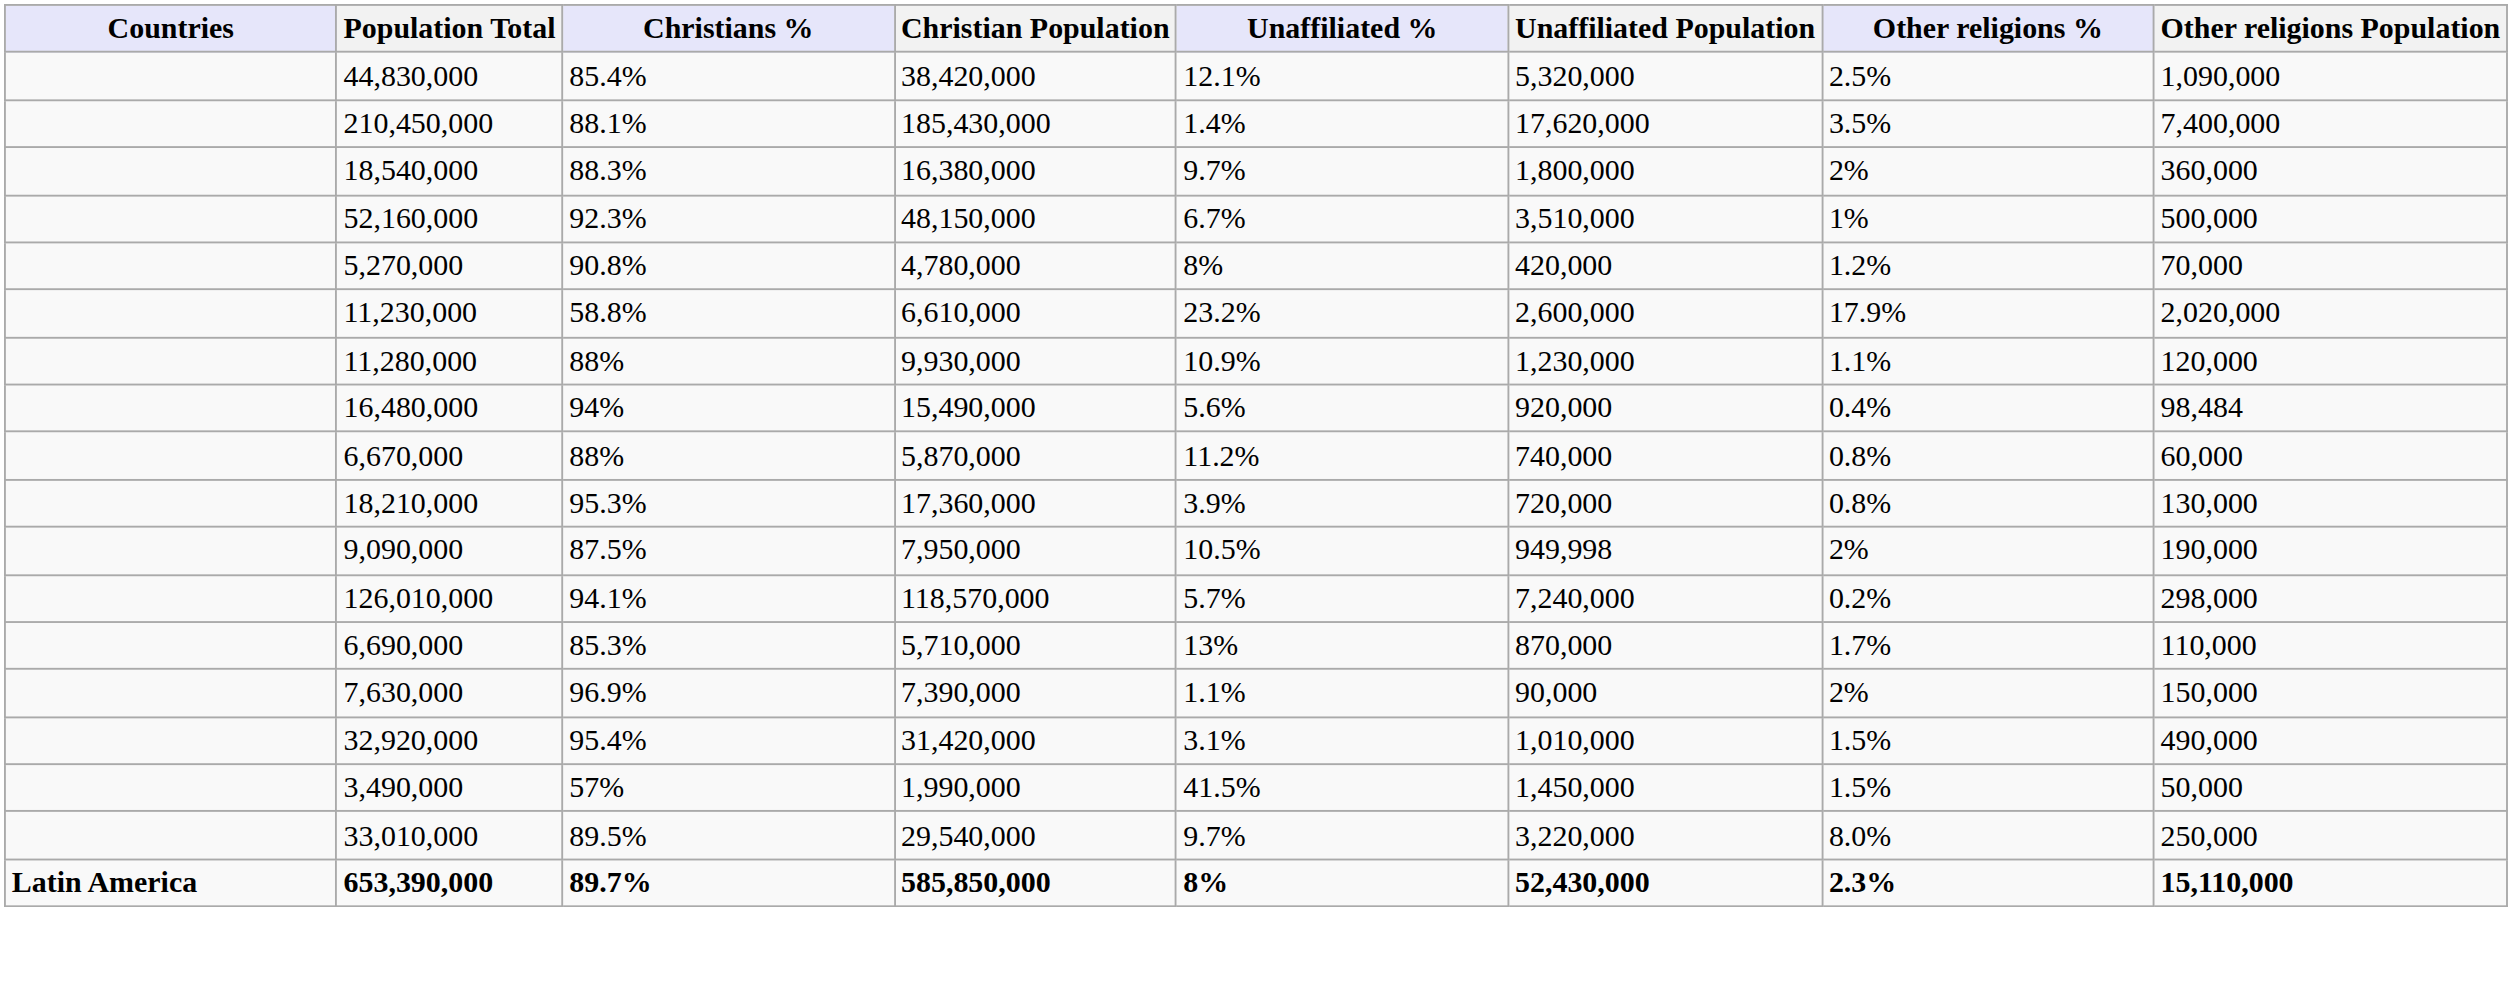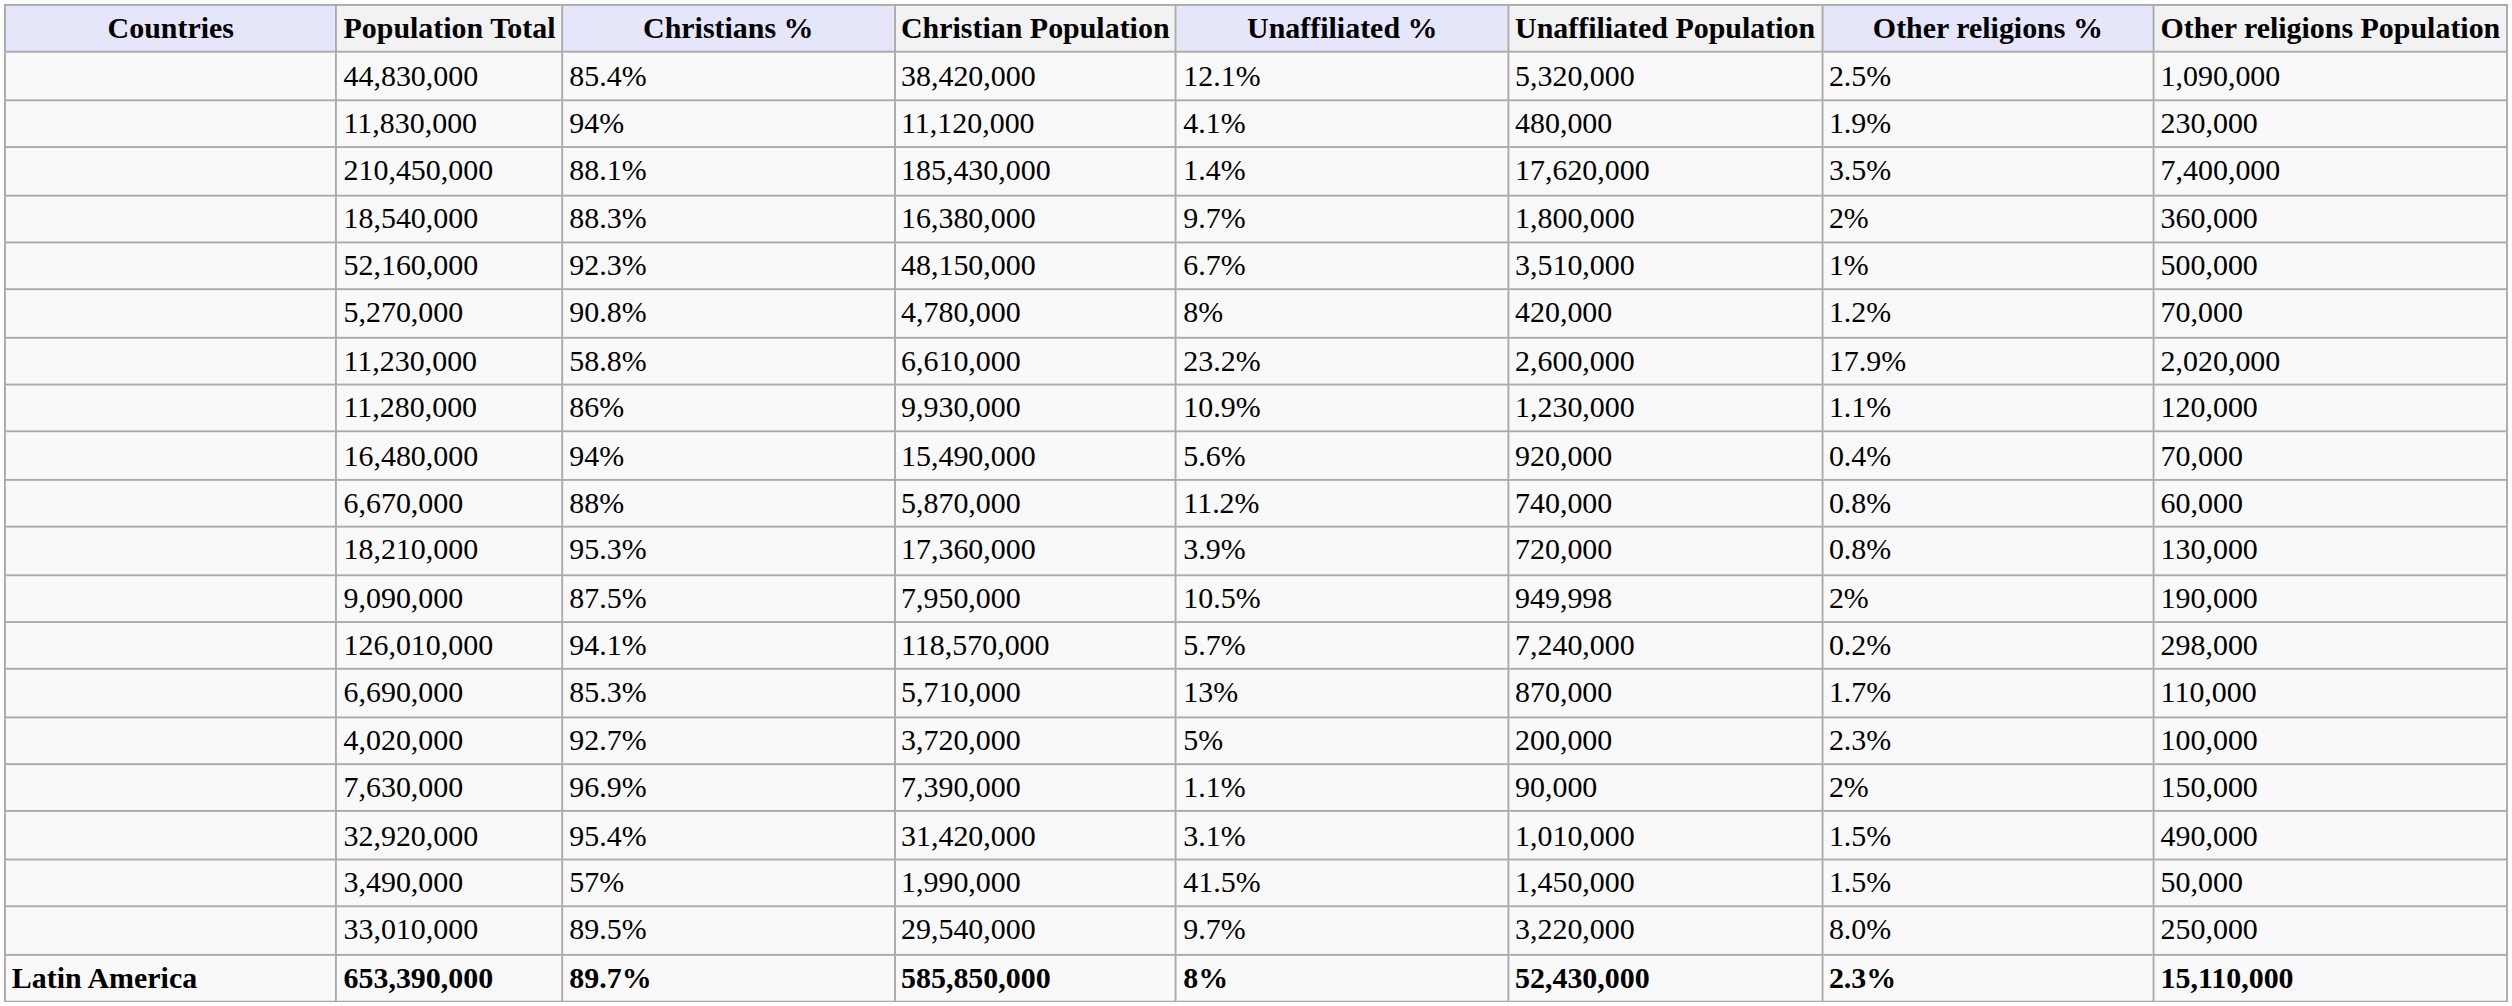+ row: (410, 123)
(597, 360) 88% -> (597, 407) 86%
(2202, 407) 98,484 -> (2202, 455) 70,000
+ row: (403, 739)
